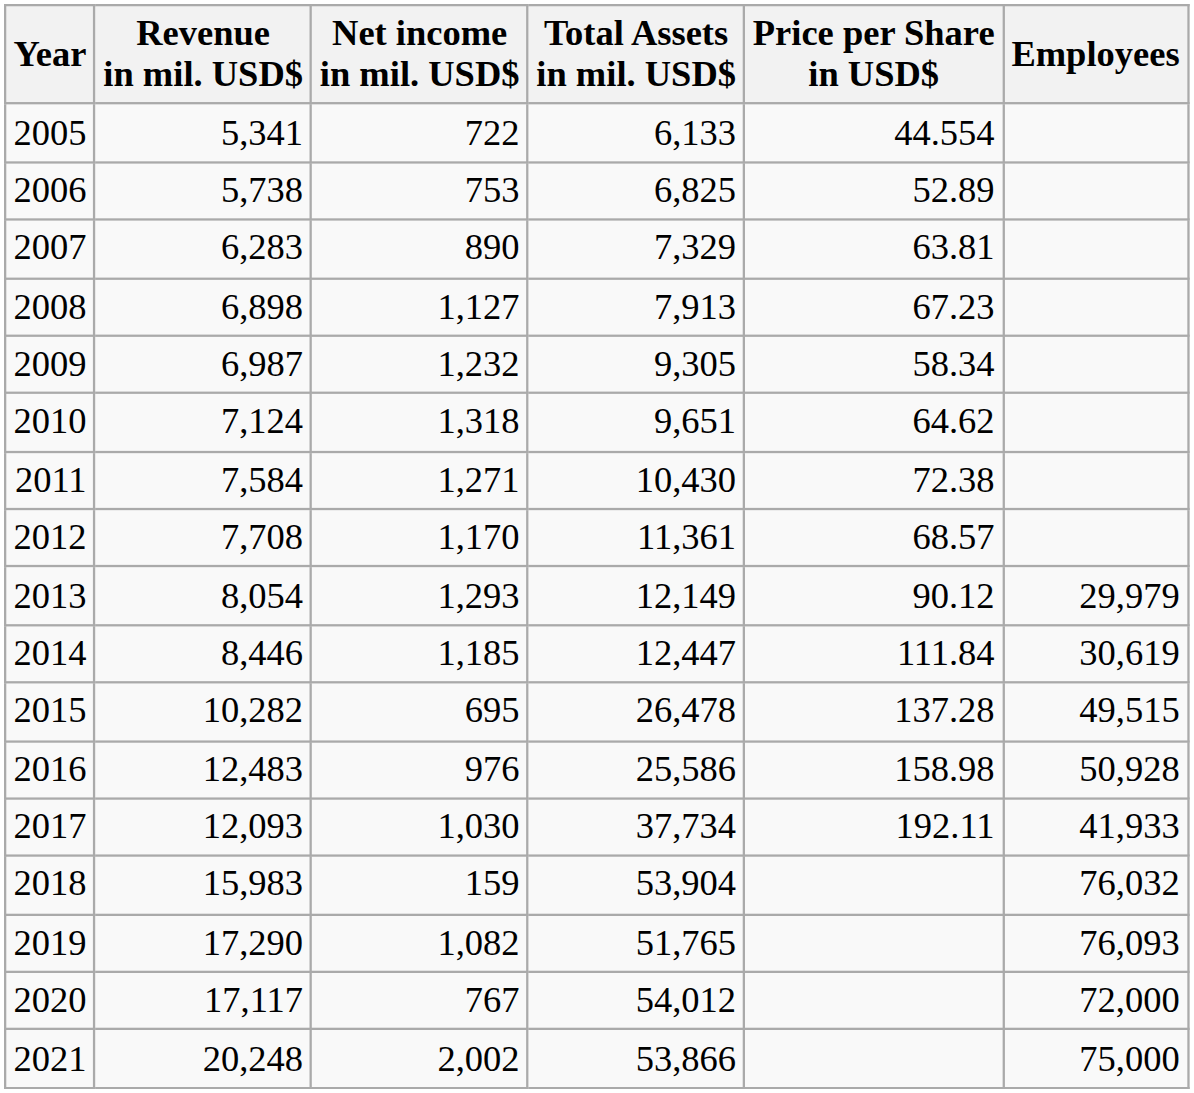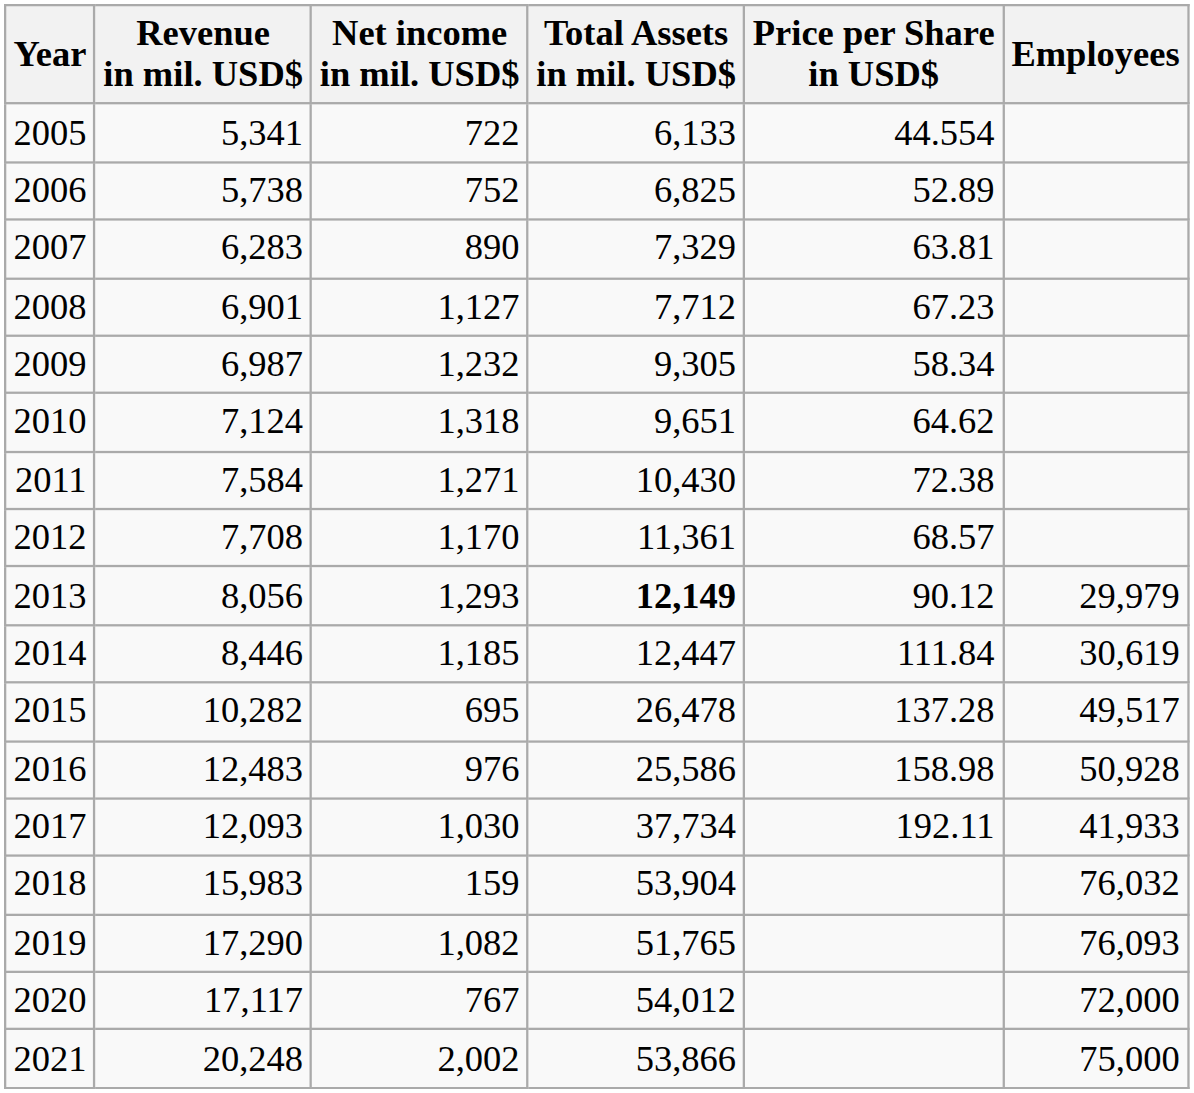(492, 190) 753 -> (492, 190) 752
(262, 305) 6,898 -> (262, 305) 6,901
(695, 305) 7,913 -> (695, 305) 7,712
(262, 595) 8,054 -> (262, 595) 8,056
(686, 595) normal -> (686, 595) bold
(1129, 710) 49,515 -> (1129, 710) 49,517
